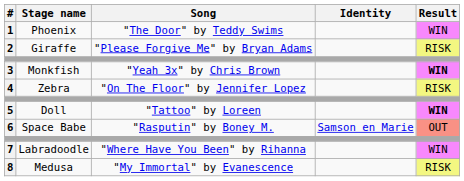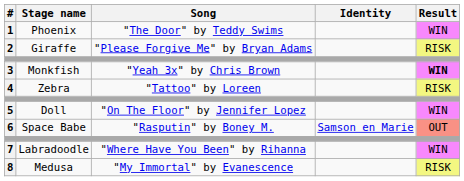(203, 88) "On The Floor" by Jennifer Lopez -> (203, 88) "Tattoo" by Loreen
(203, 110) "Tattoo" by Loreen -> (203, 110) "On The Floor" by Jennifer Lopez
(438, 110) bold -> (438, 110) normal
